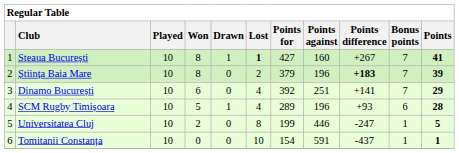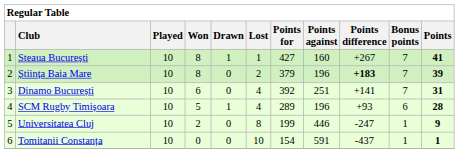(258, 57) bold -> (258, 57) normal
(438, 90) 29 -> (438, 90) 31
(438, 123) 5 -> (438, 123) 9
